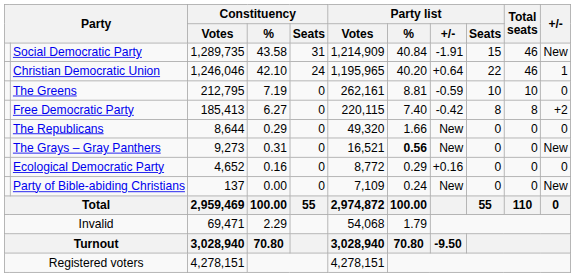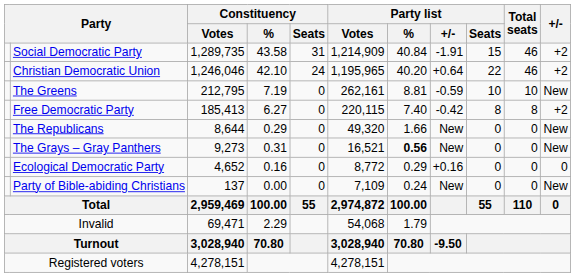(556, 53) New -> (561, 53) +2
(564, 72) 1 -> (561, 72) +2
(564, 91) 0 -> (556, 91) New
(564, 129) 0 -> (556, 129) New
